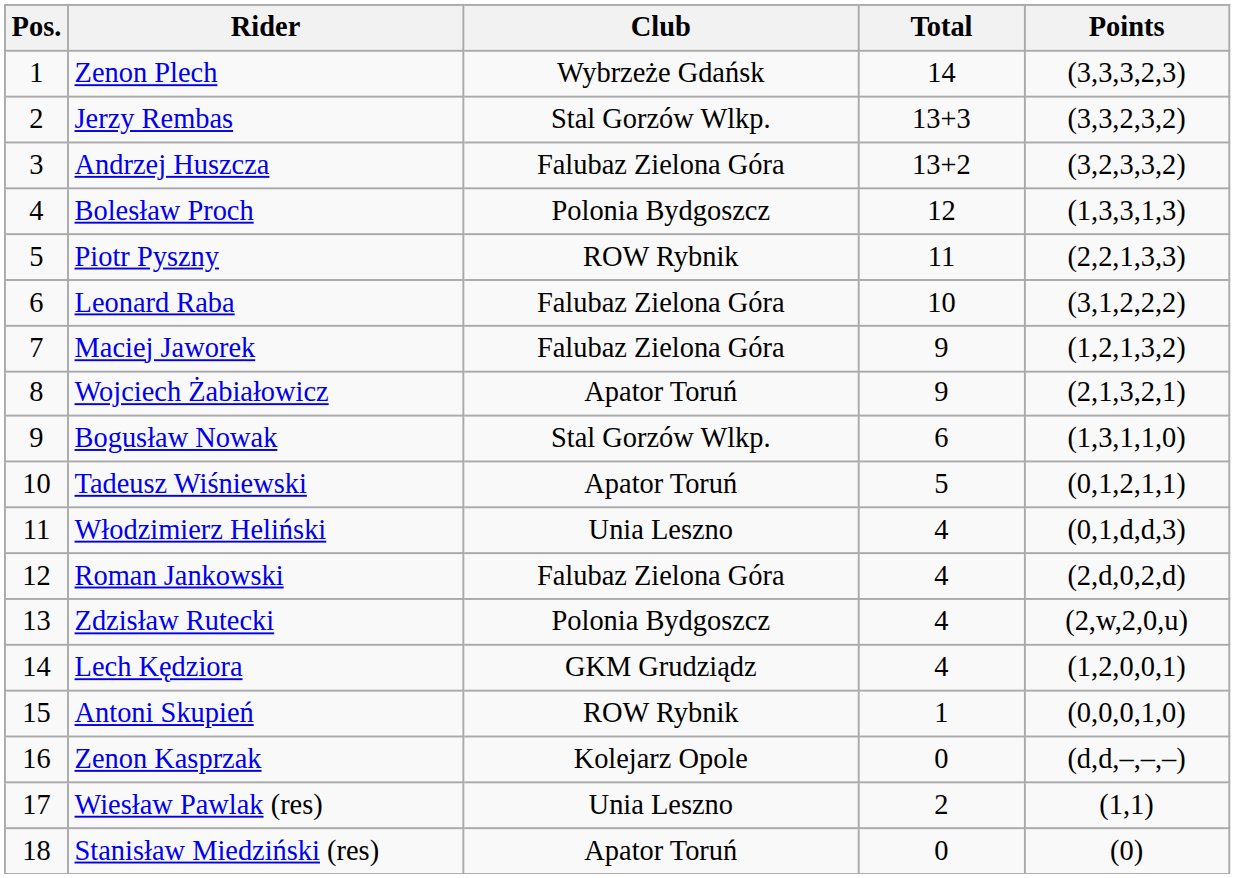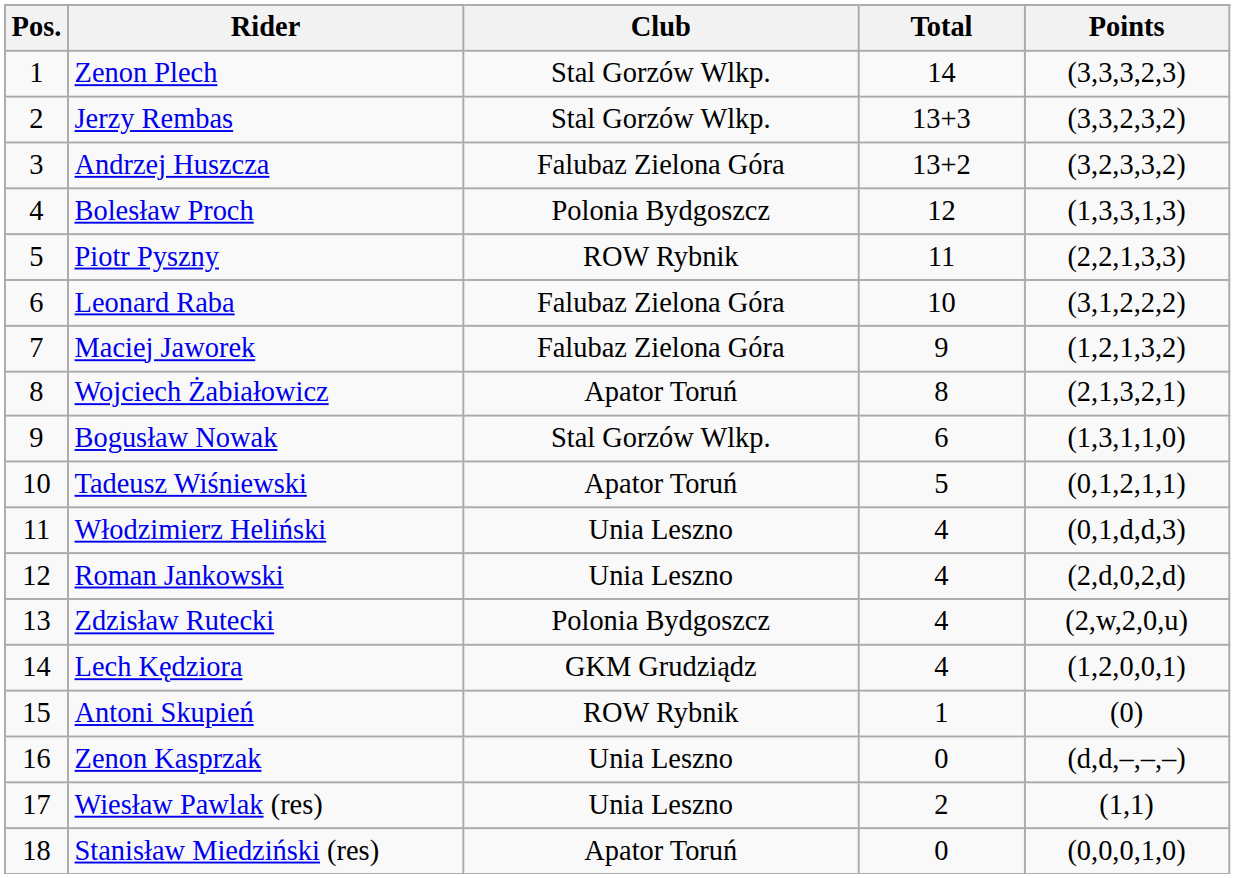(661, 72) Wybrzeże Gdańsk -> (661, 72) Stal Gorzów Wlkp.
(941, 393) 9 -> (941, 393) 8
(661, 575) Falubaz Zielona Góra -> (661, 575) Unia Leszno
(1127, 713) (0,0,0,1,0) -> (1127, 713) (0)
(661, 758) Kolejarz Opole -> (661, 758) Unia Leszno
(1127, 850) (0) -> (1127, 850) (0,0,0,1,0)
